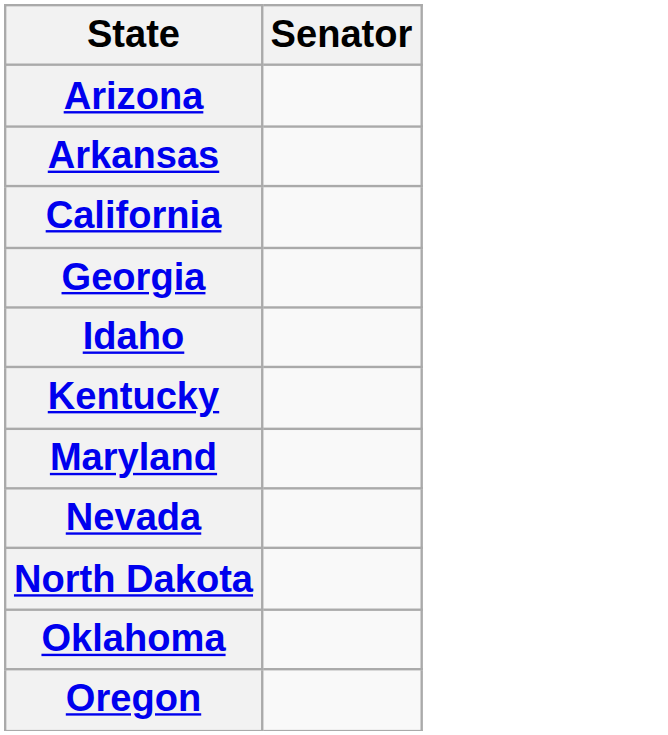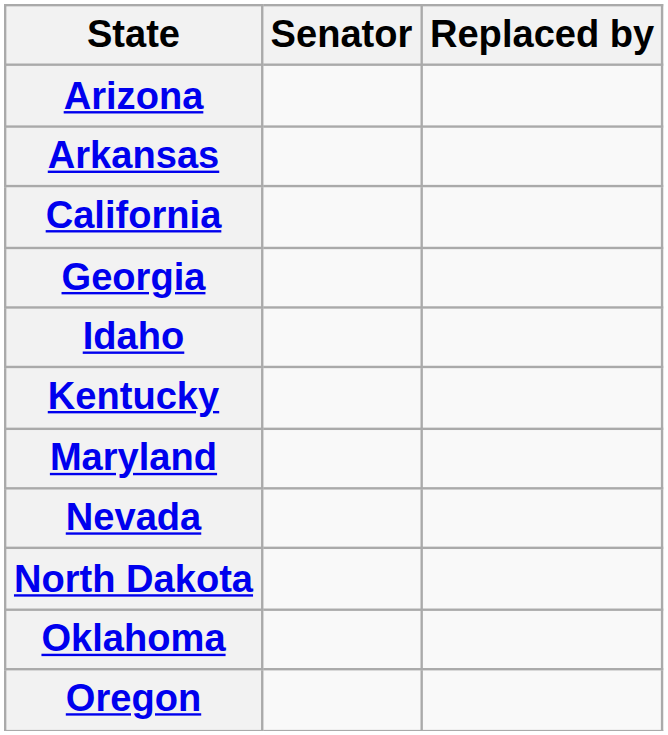+ column: (542, 34)
